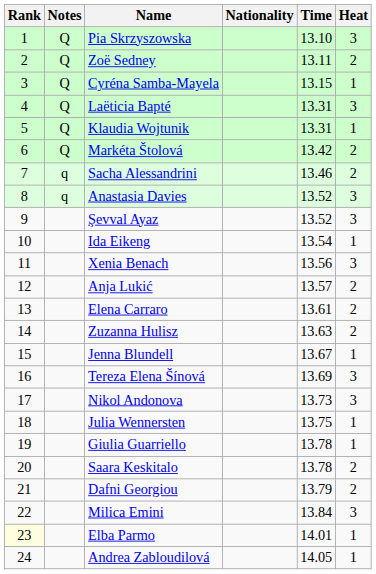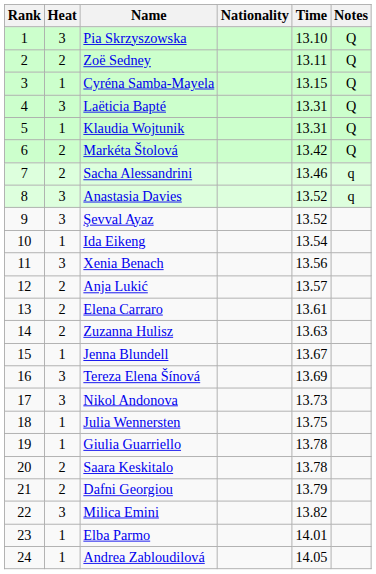columns swapped: (353, 15) <-> (65, 15)
(316, 512) 13.84 -> (311, 512) 13.82
(24, 535) lightyellow background -> (24, 535) no background
